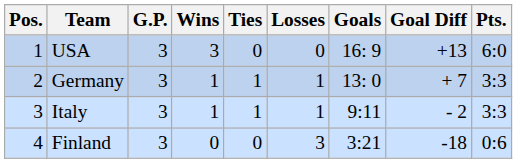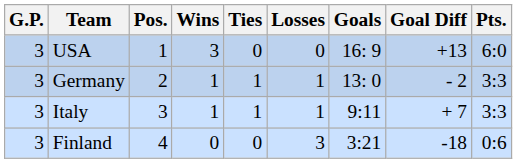columns swapped: (26, 19) <-> (150, 19)
(454, 81) + 7 -> (457, 81) - 2
(457, 111) - 2 -> (454, 111) + 7
